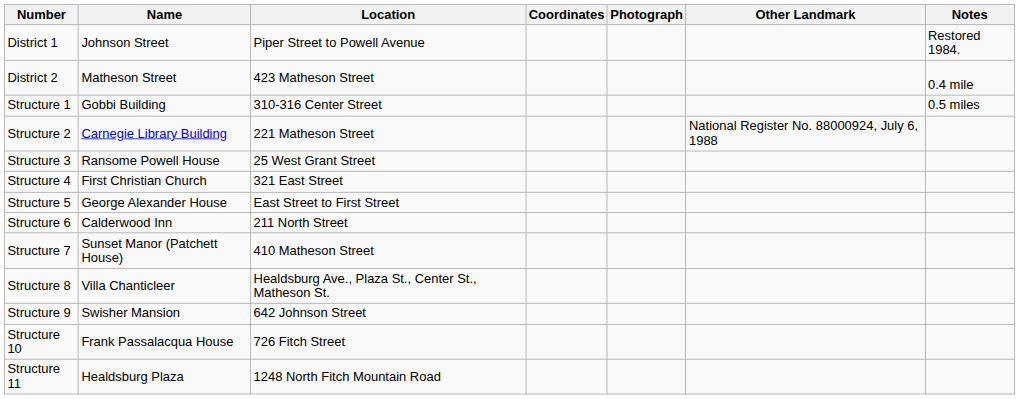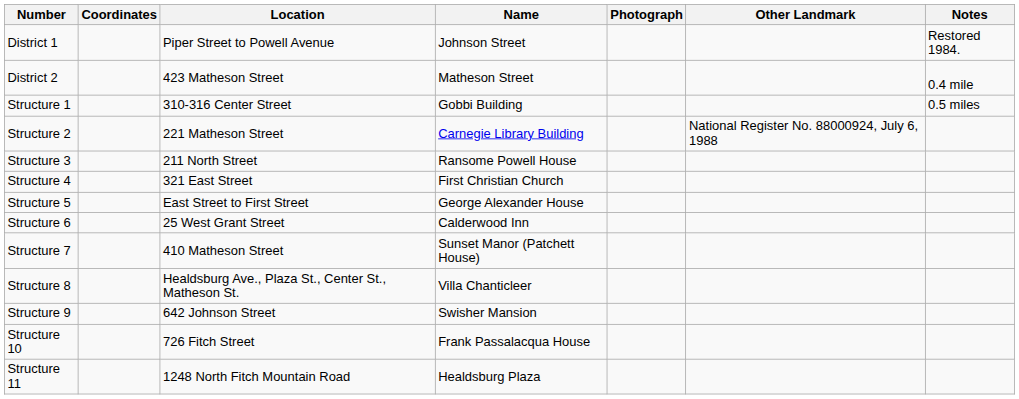columns swapped: (164, 14) <-> (567, 14)
(314, 161) 25 West Grant Street -> (210, 161) 211 North Street
(301, 222) 211 North Street -> (224, 222) 25 West Grant Street
